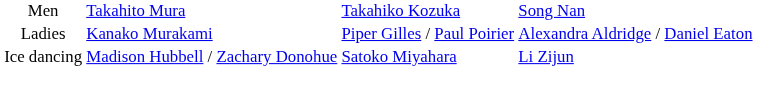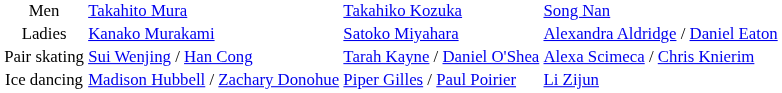(428, 33) Piper Gilles / Paul Poirier -> (401, 33) Satoko Miyahara
+ row: (44, 56)
(399, 56) Satoko Miyahara -> (430, 79) Piper Gilles / Paul Poirier
